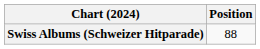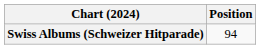(231, 34) 88 -> (231, 34) 94
